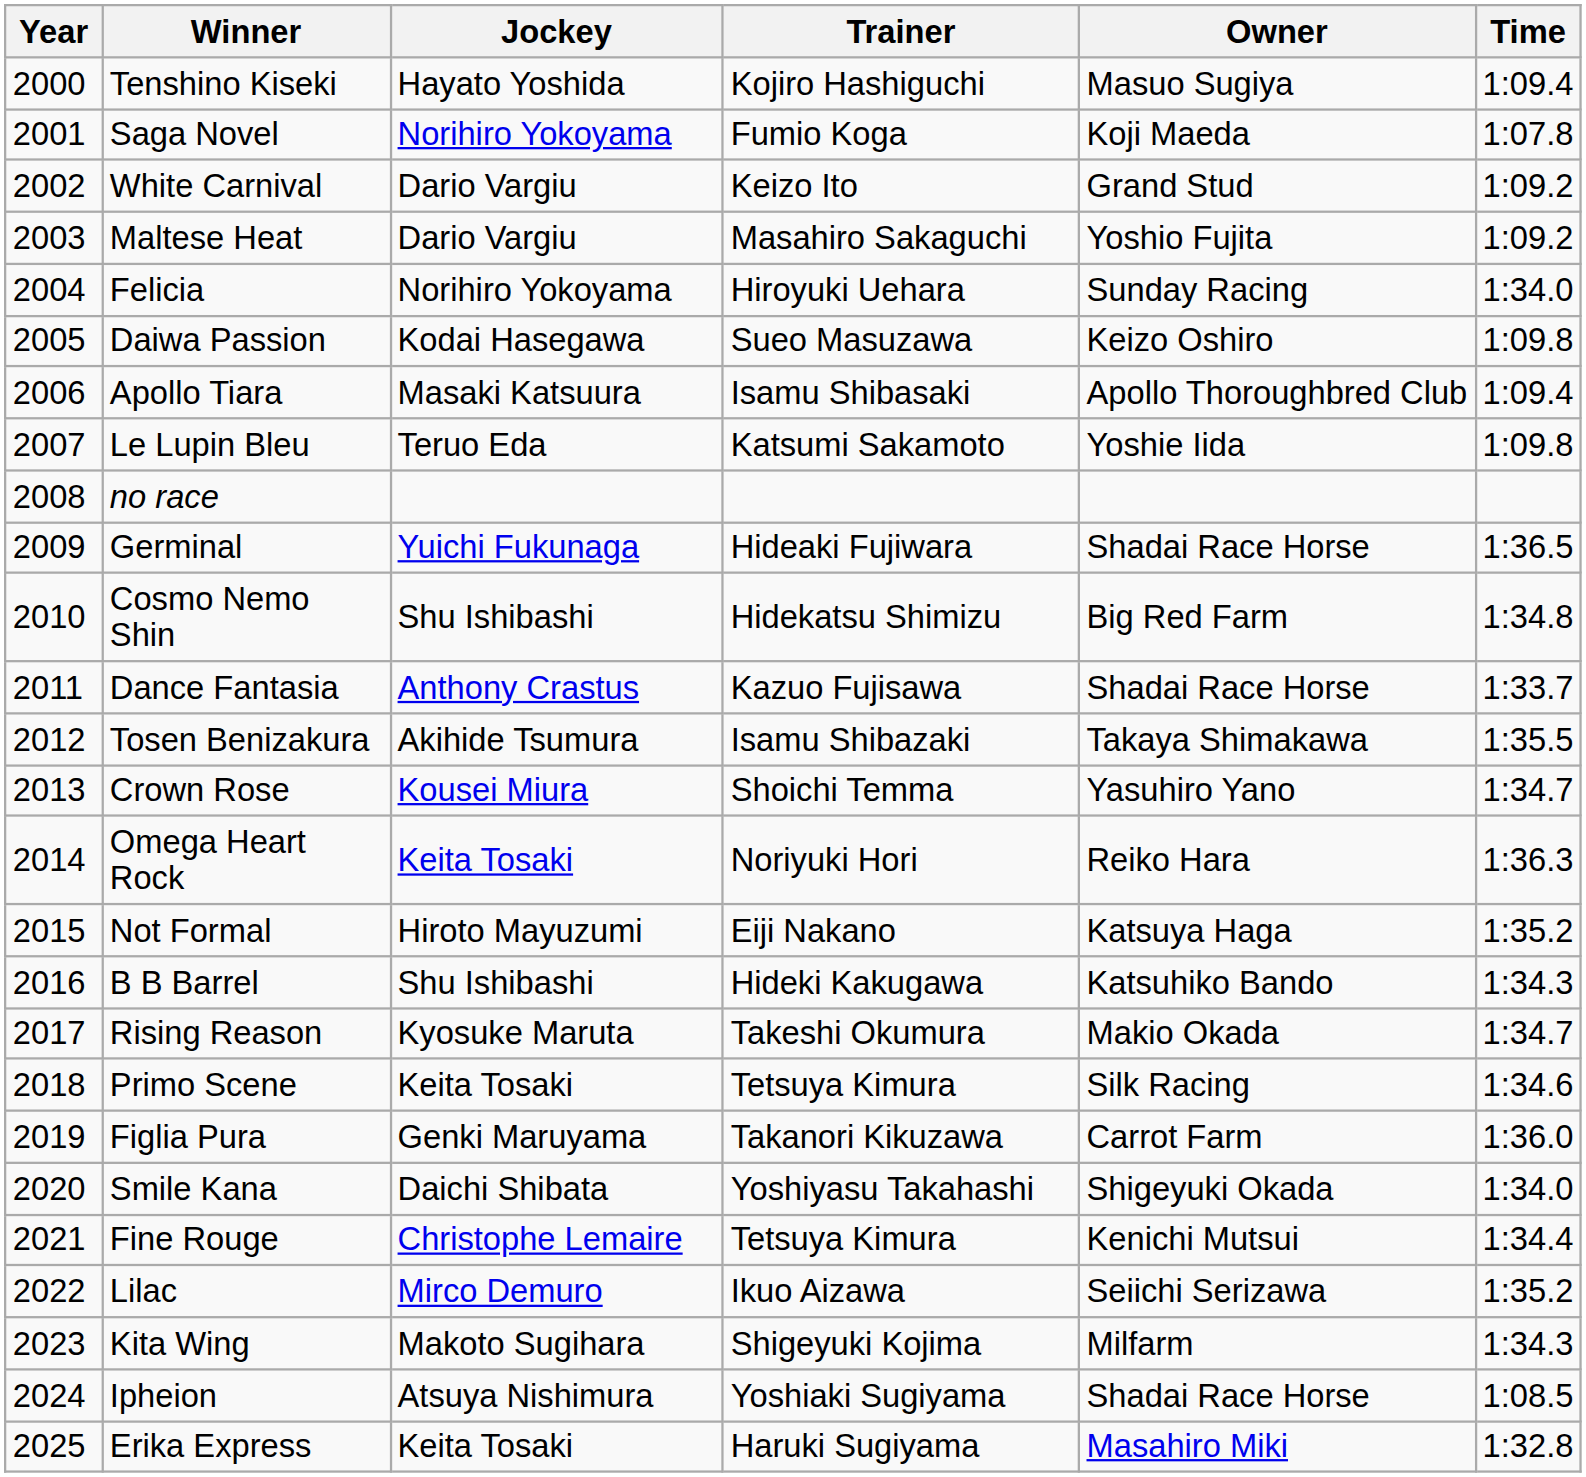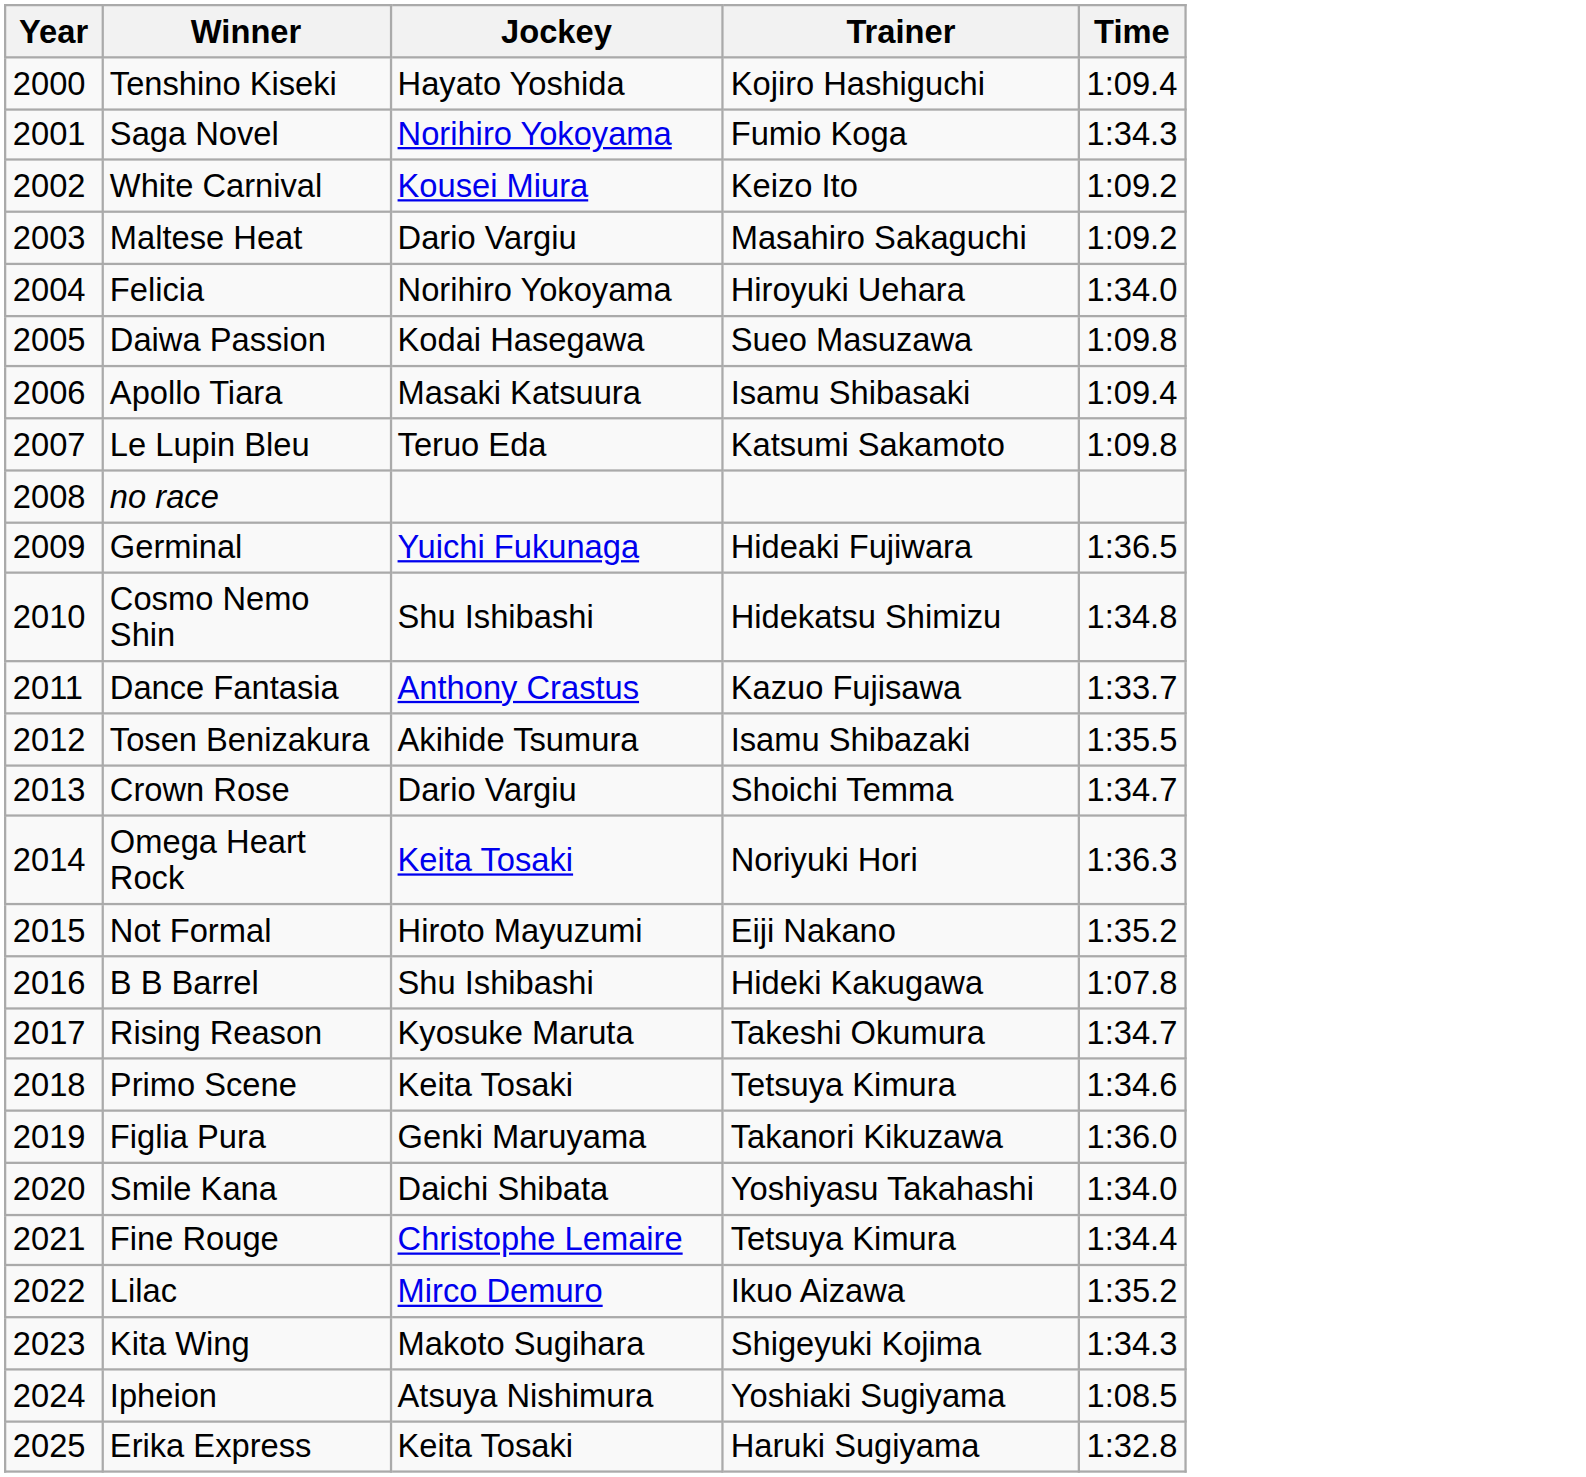- column: (1277, 31)
(1528, 135) 1:07.8 -> (1132, 135) 1:34.3
(487, 186) Dario Vargiu -> (493, 186) Kousei Miura
(493, 791) Kousei Miura -> (487, 791) Dario Vargiu
(1528, 982) 1:34.3 -> (1132, 982) 1:07.8
